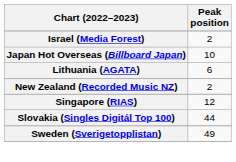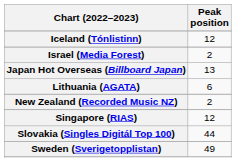+ row: (96, 39)
(210, 54) 10 -> (210, 70) 13
